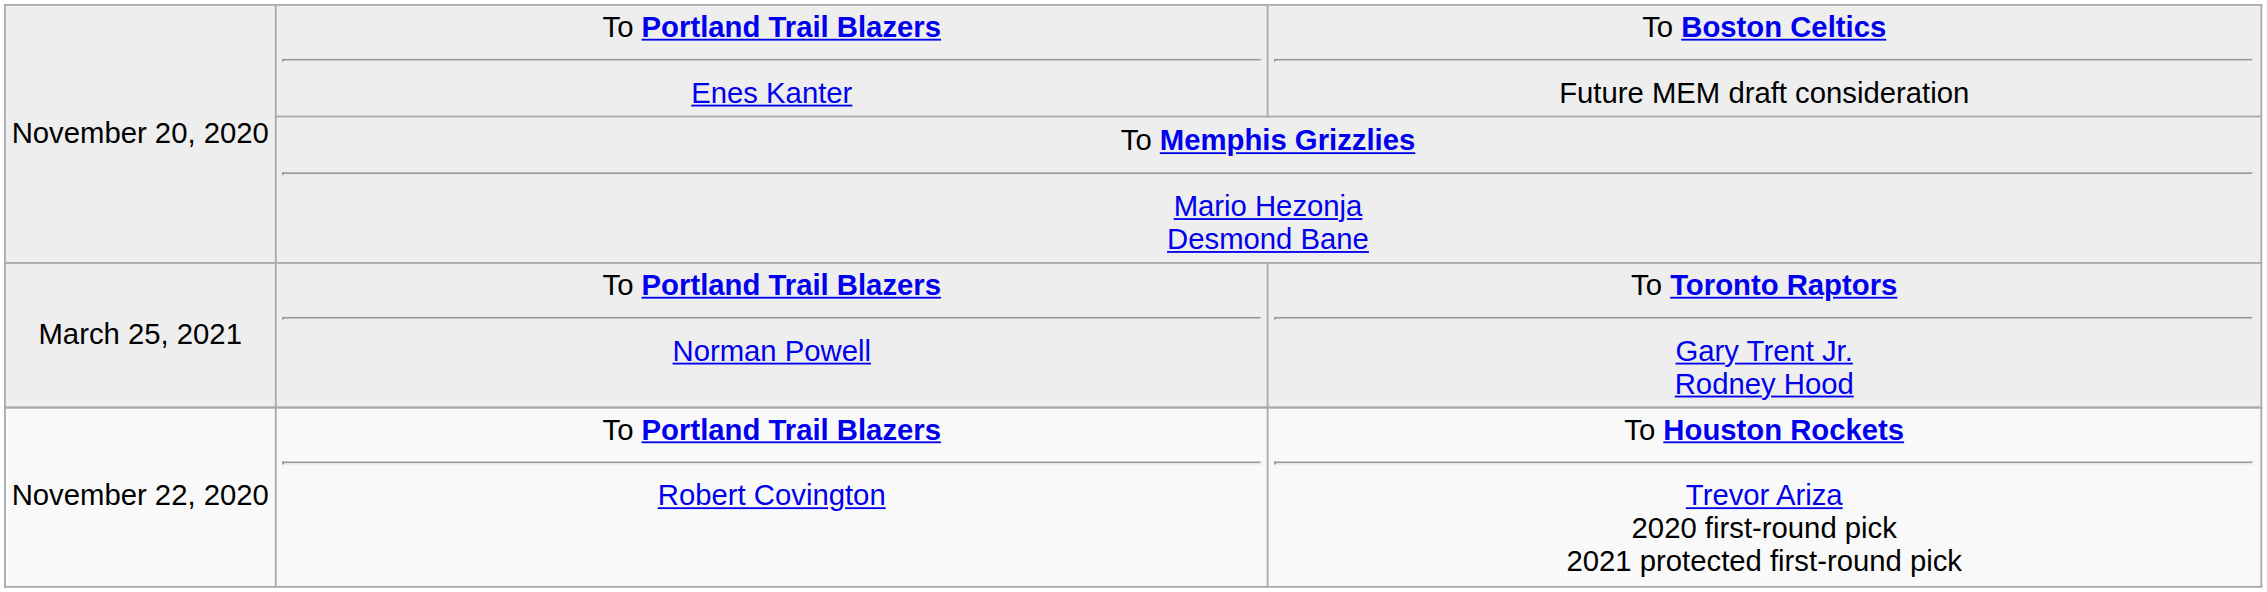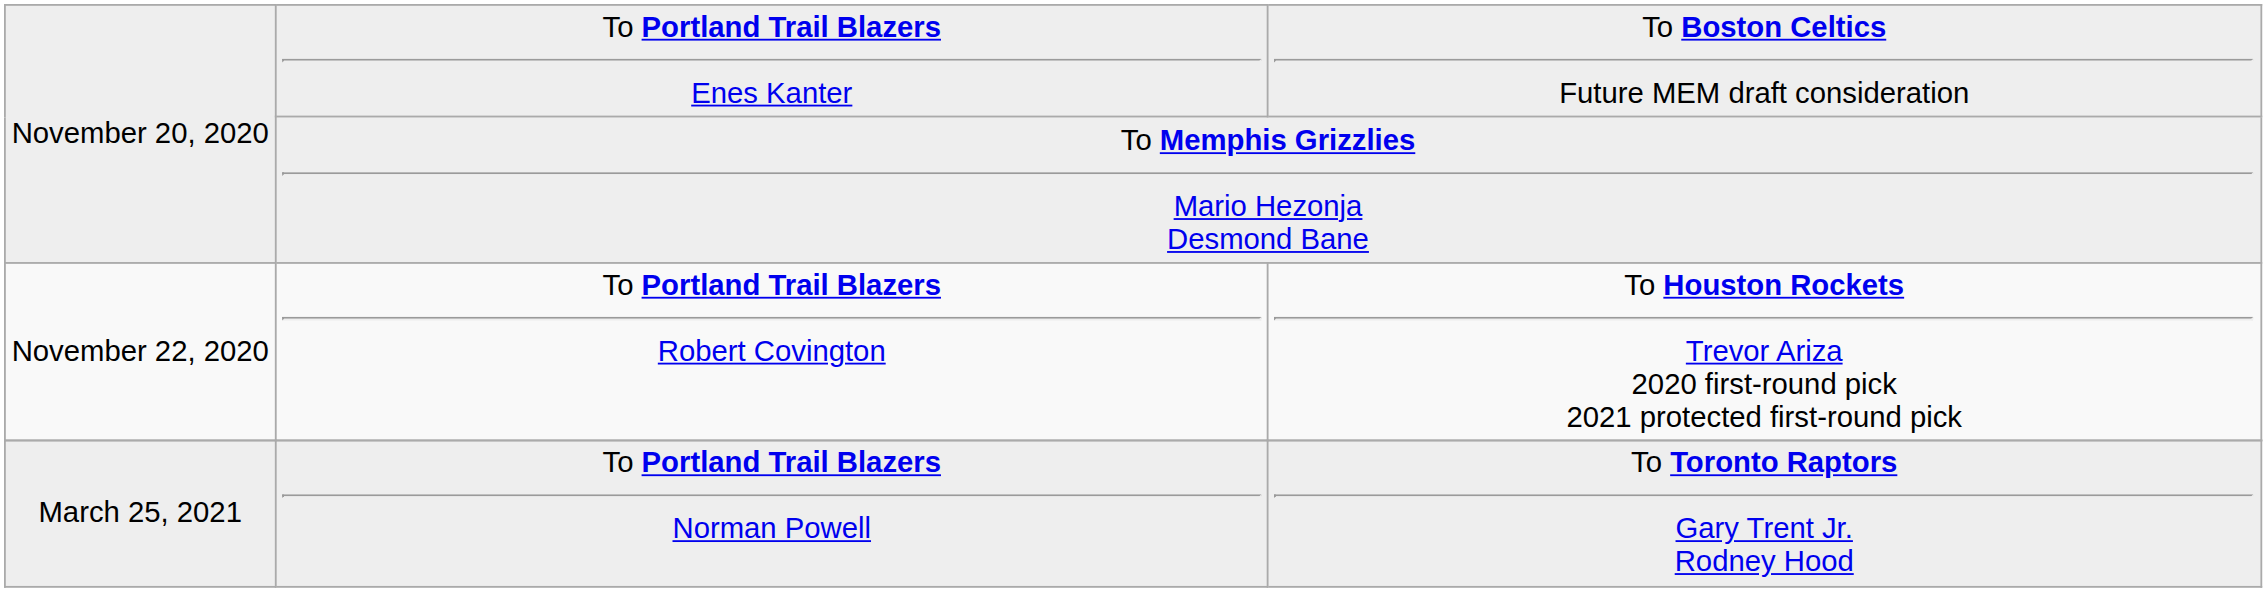rows swapped: (140, 496) <-> (140, 334)
